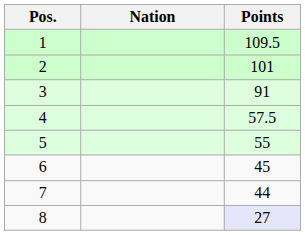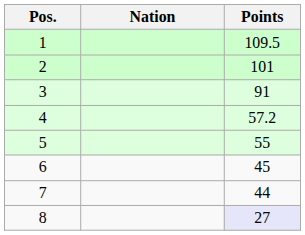(262, 117) 57.5 -> (262, 117) 57.2
